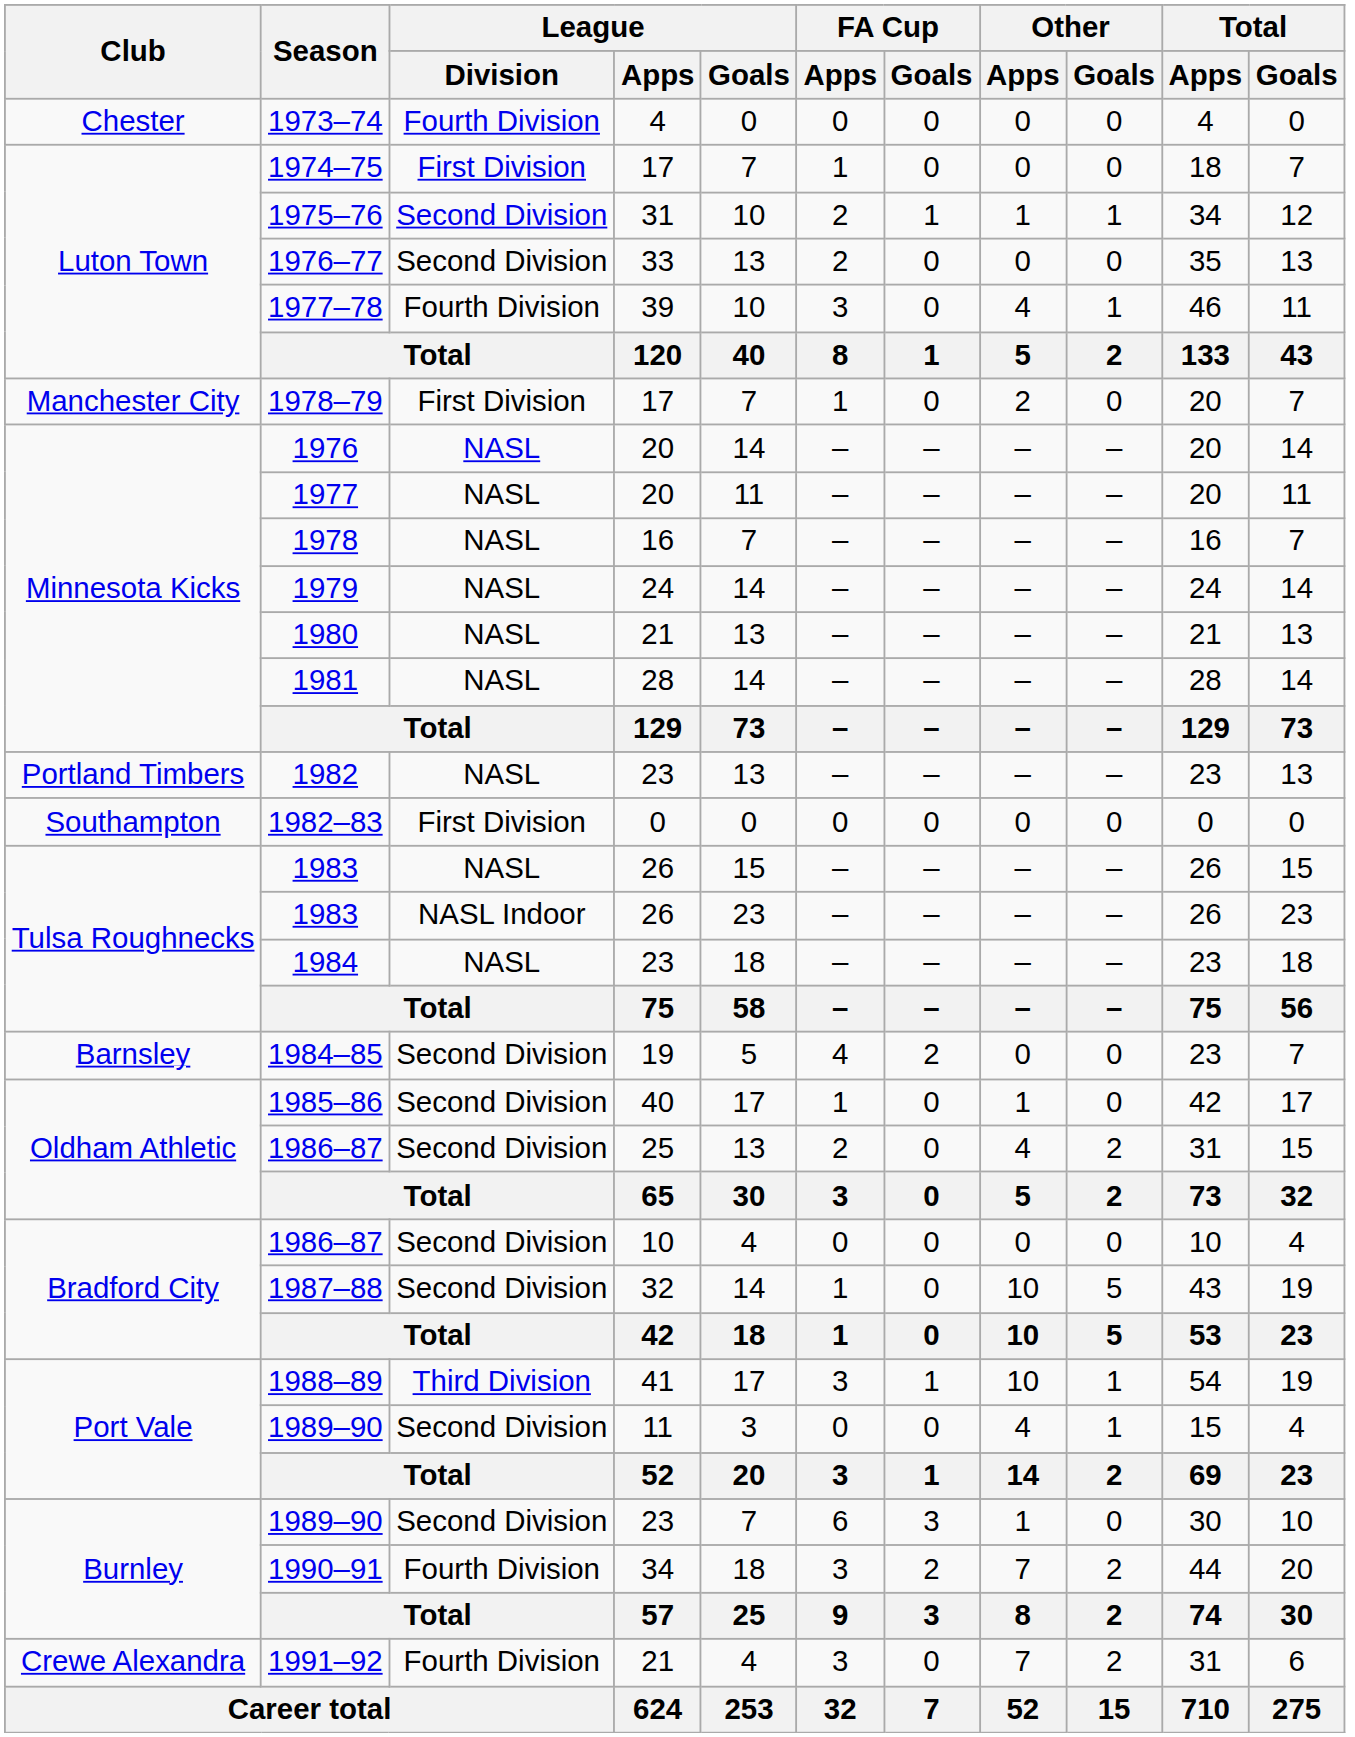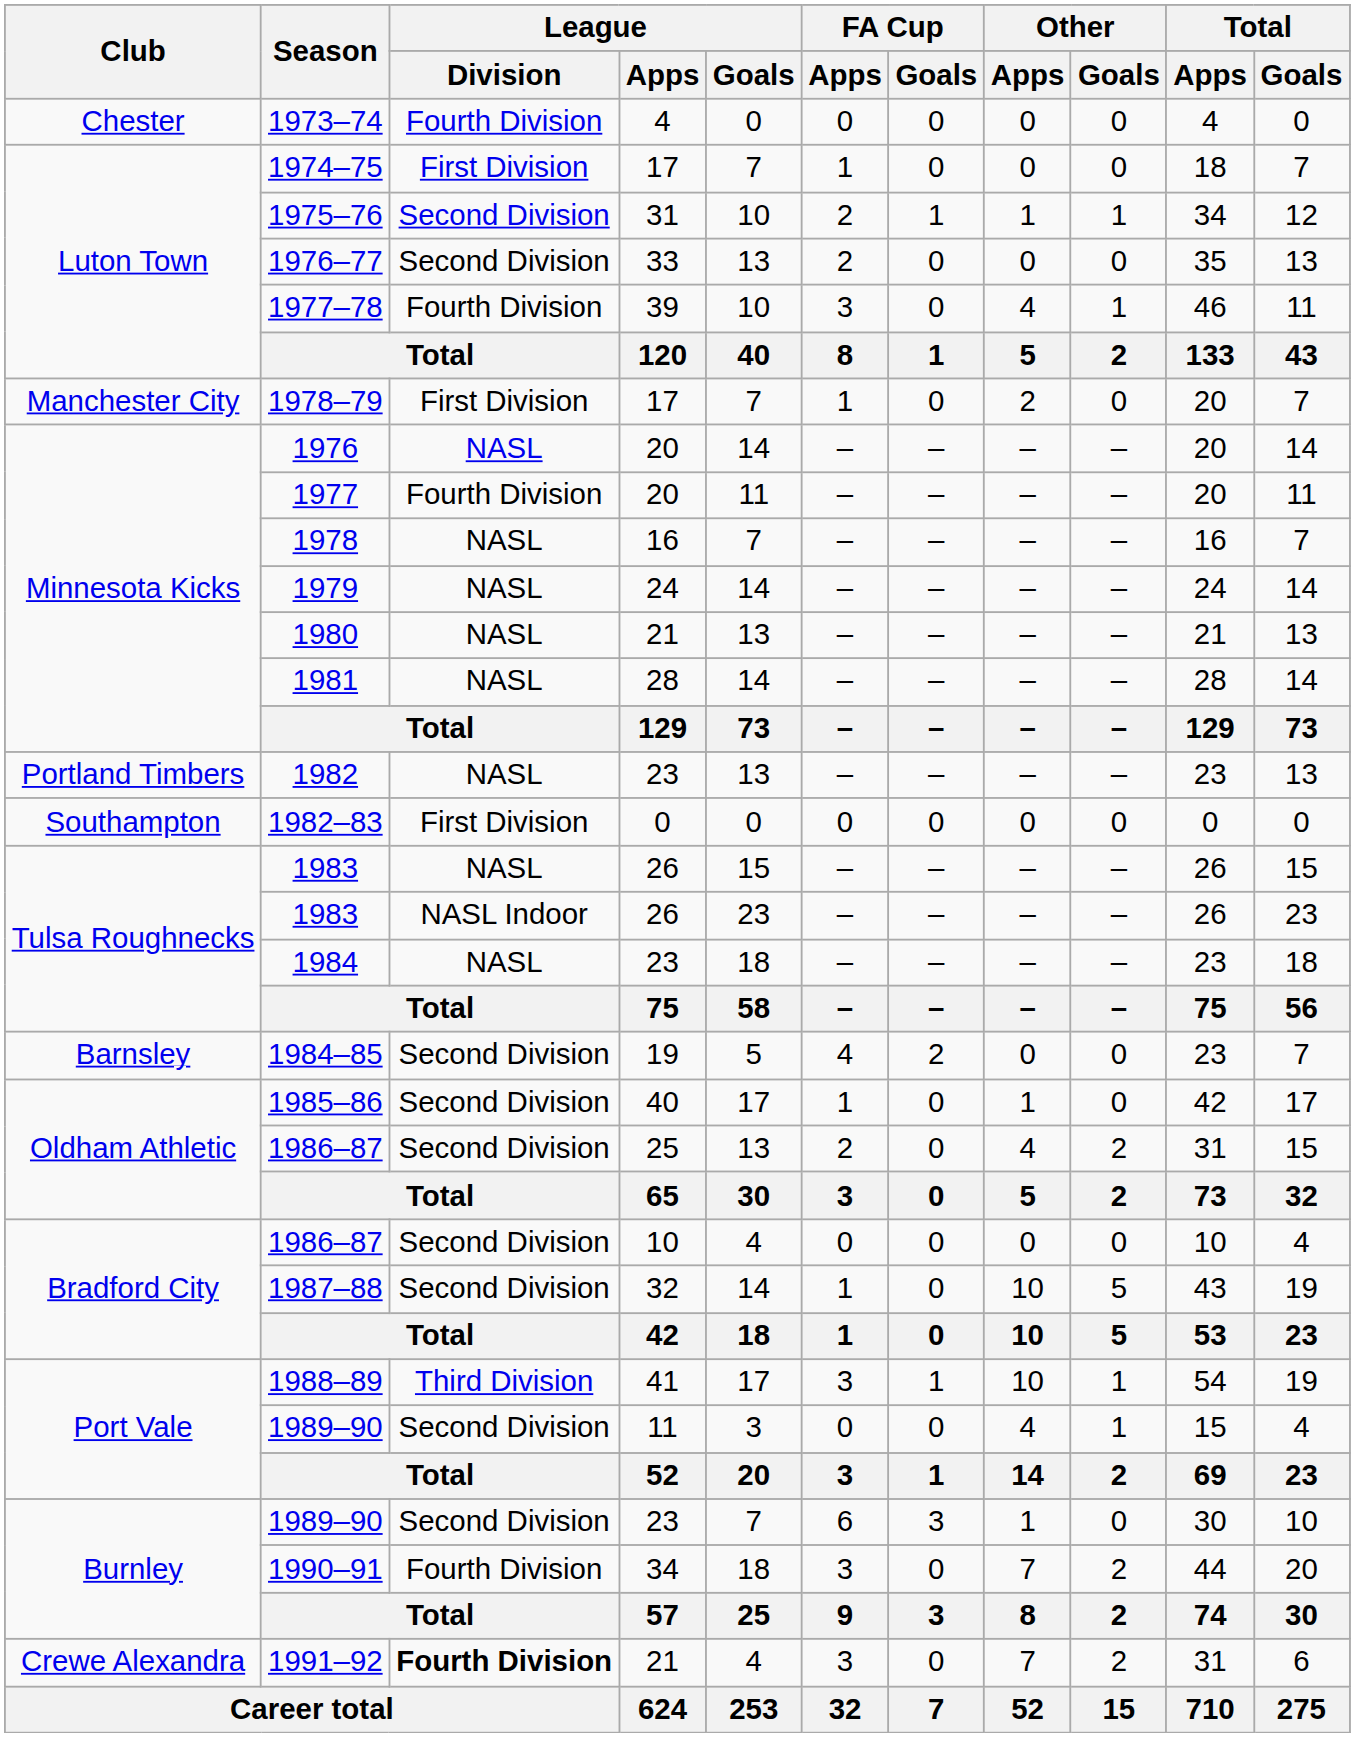(502, 494) NASL -> (504, 494) Fourth Division
(932, 1568) 2 -> (936, 1568) 0
(502, 1661) normal -> (504, 1661) bold
